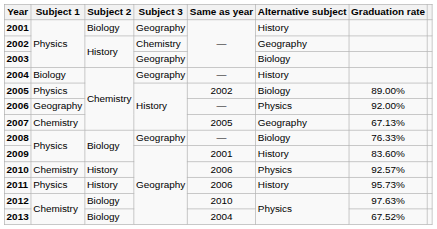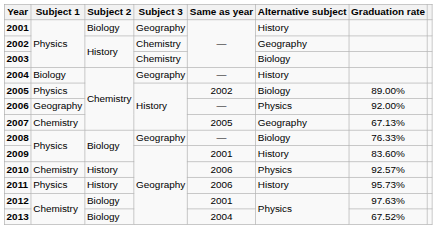(161, 59) Geography -> (158, 59) Chemistry
(221, 201) 2010 -> (221, 201) 2001
